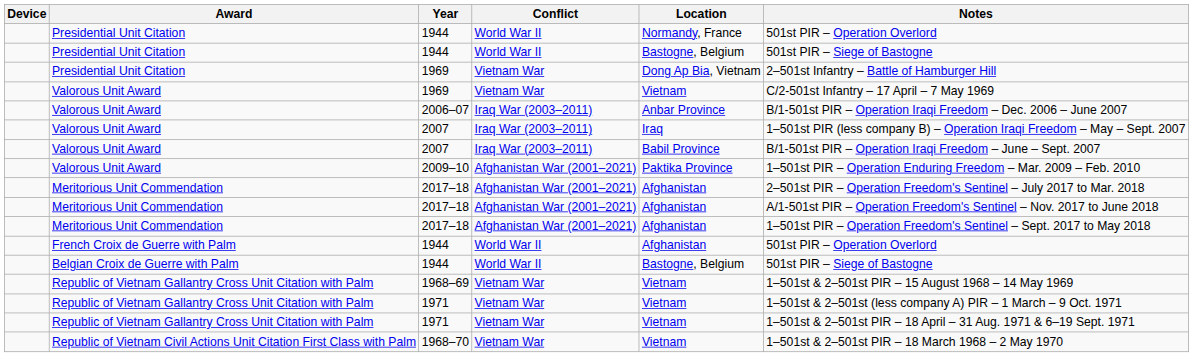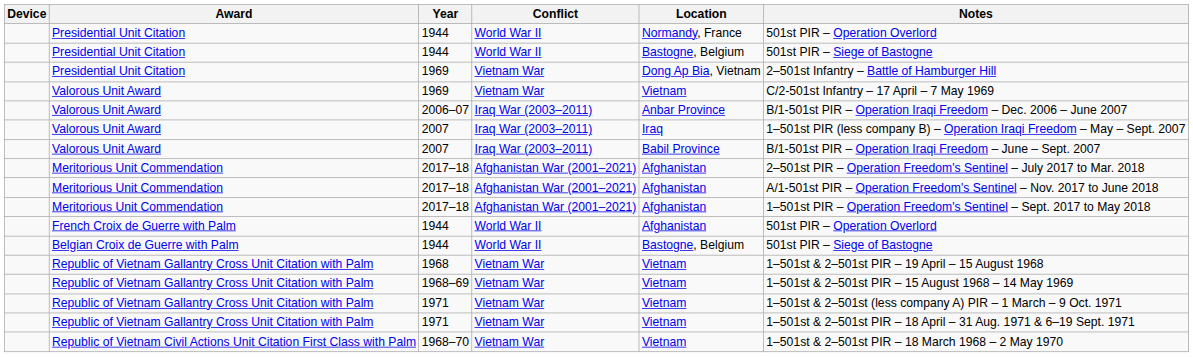- row: (107, 168)
+ row: (213, 264)
